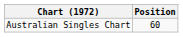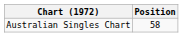(155, 25) 60 -> (155, 25) 58
